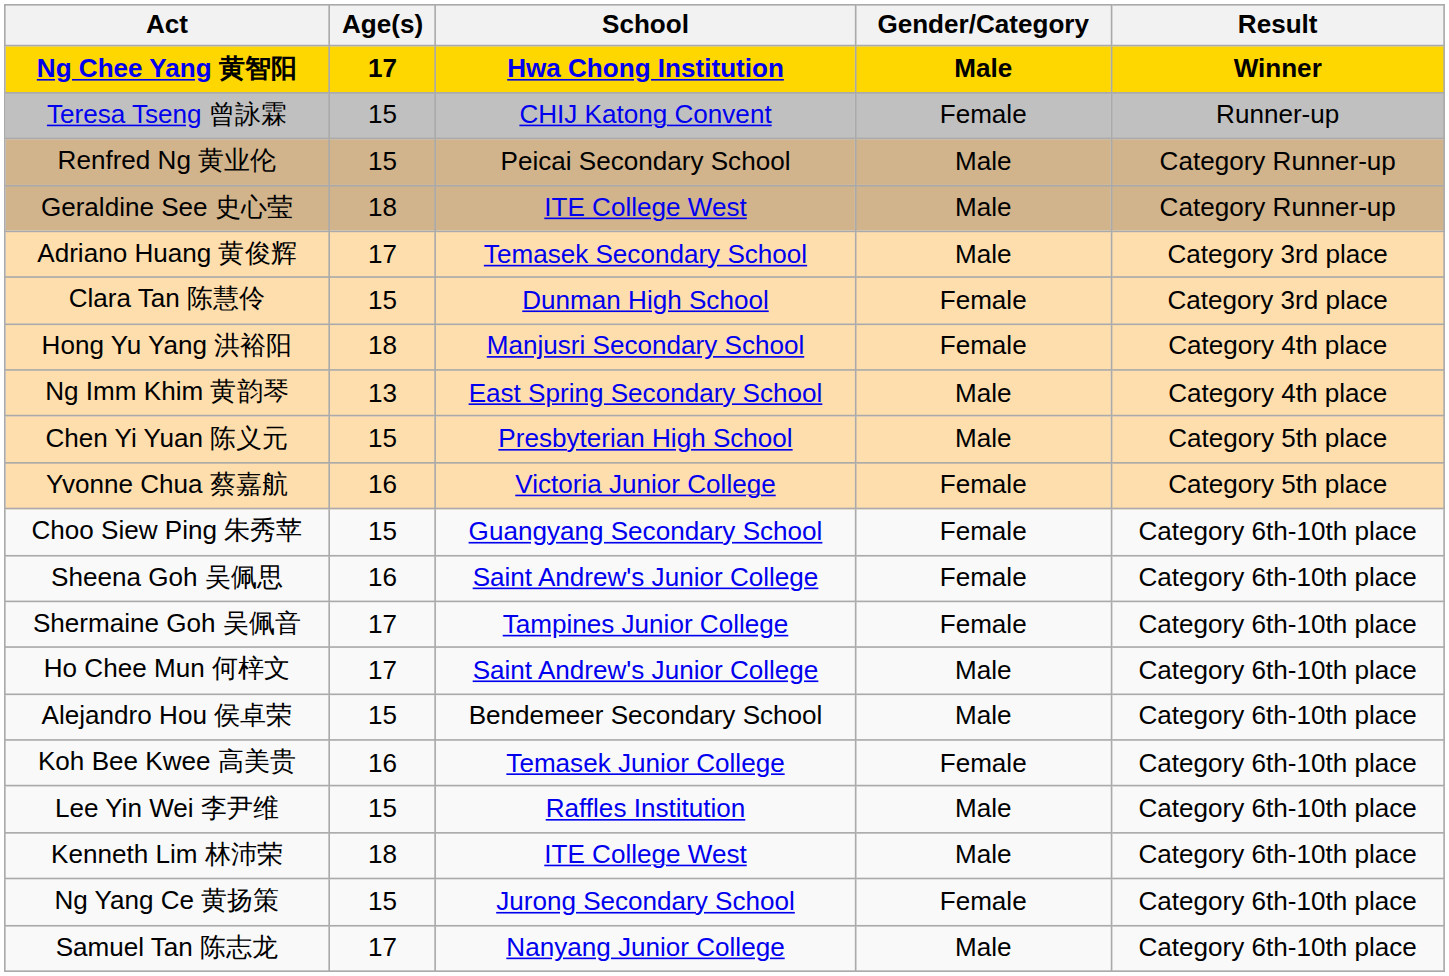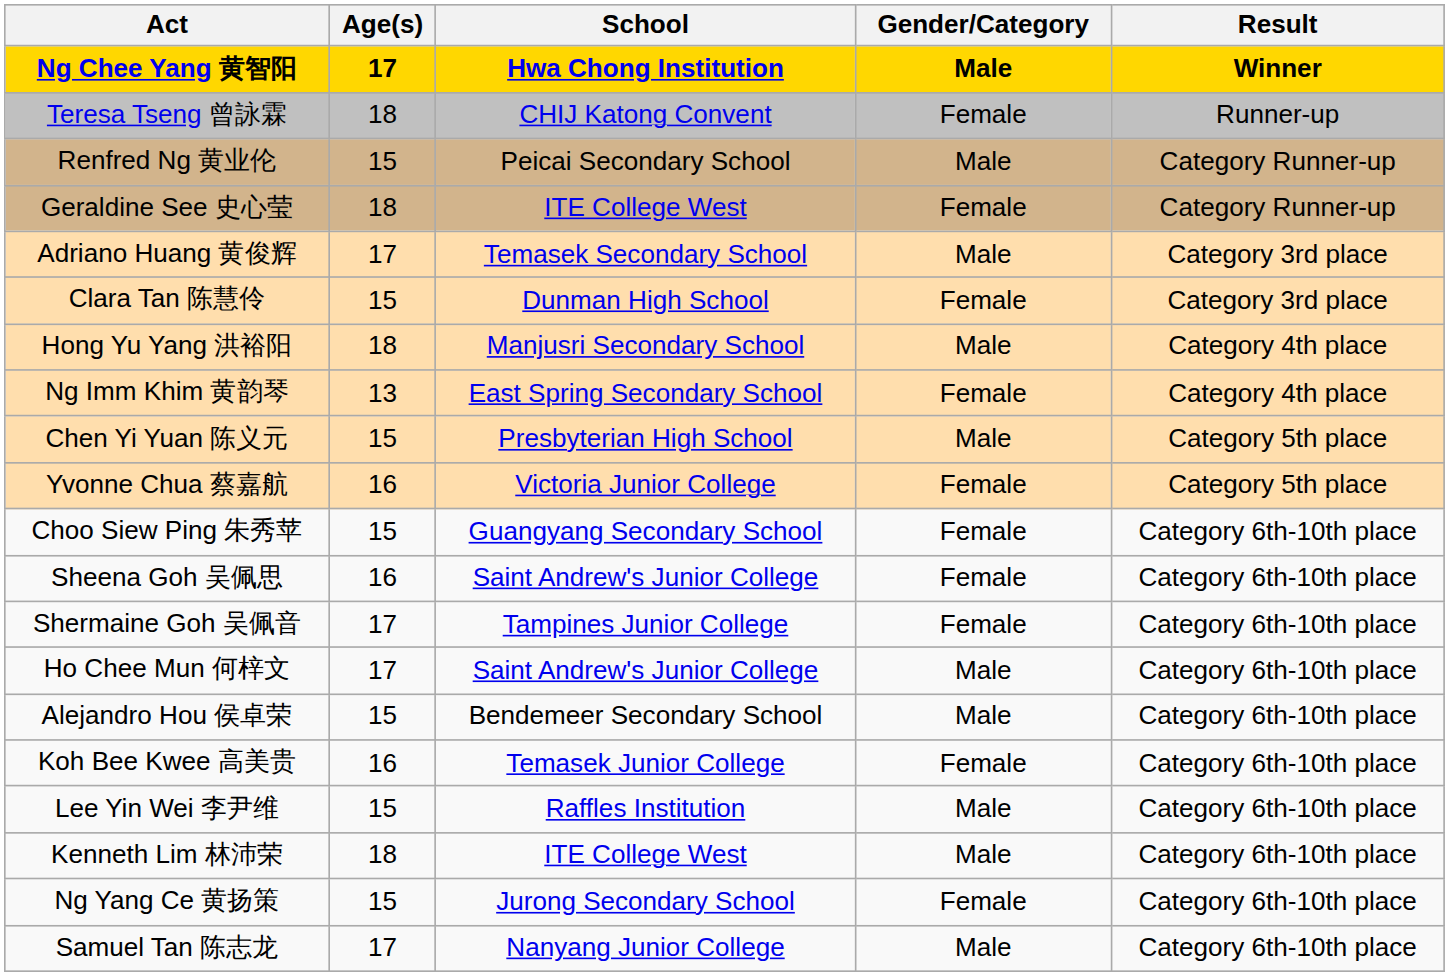(383, 115) 15 -> (383, 115) 18
(983, 207) Male -> (983, 207) Female
(983, 346) Female -> (983, 346) Male
(983, 392) Male -> (983, 392) Female
